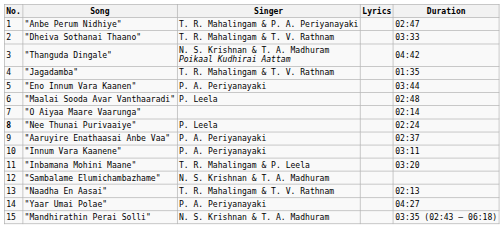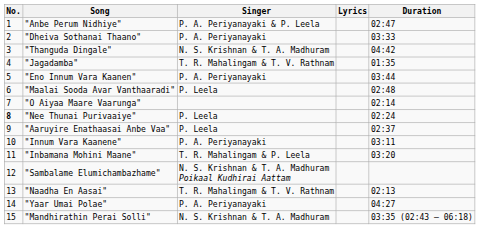(269, 24) T. R. Mahalingam & P. A. Periyanayaki -> (249, 24) P. A. Periyanayaki & P. Leela
(257, 37) T. R. Mahalingam & T. V. Rathnam -> (223, 37) P. A. Periyanayaki
(254, 55) N. S. Krishnan & T. A. Madhuram Poikaal Kudhirai Aattam -> (254, 50) N. S. Krishnan & T. A. Madhuram
(223, 138) P. A. Periyanayaki -> (198, 129) P. Leela
(254, 178) N. S. Krishnan & T. A. Madhuram -> (254, 173) N. S. Krishnan & T. A. Madhuram Poikaal Kudhirai Aattam
